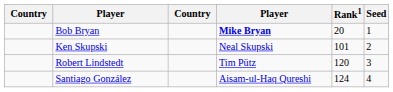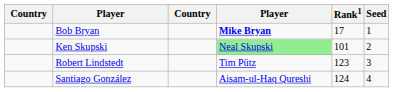(339, 31) 20 -> (339, 31) 17
(246, 47) no background -> (246, 47) lightgreen background
(341, 63) 120 -> (341, 63) 123
